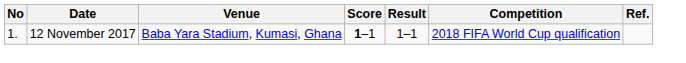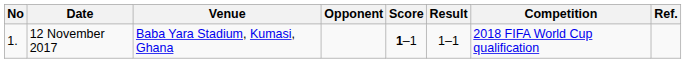+ column: (354, 14)
